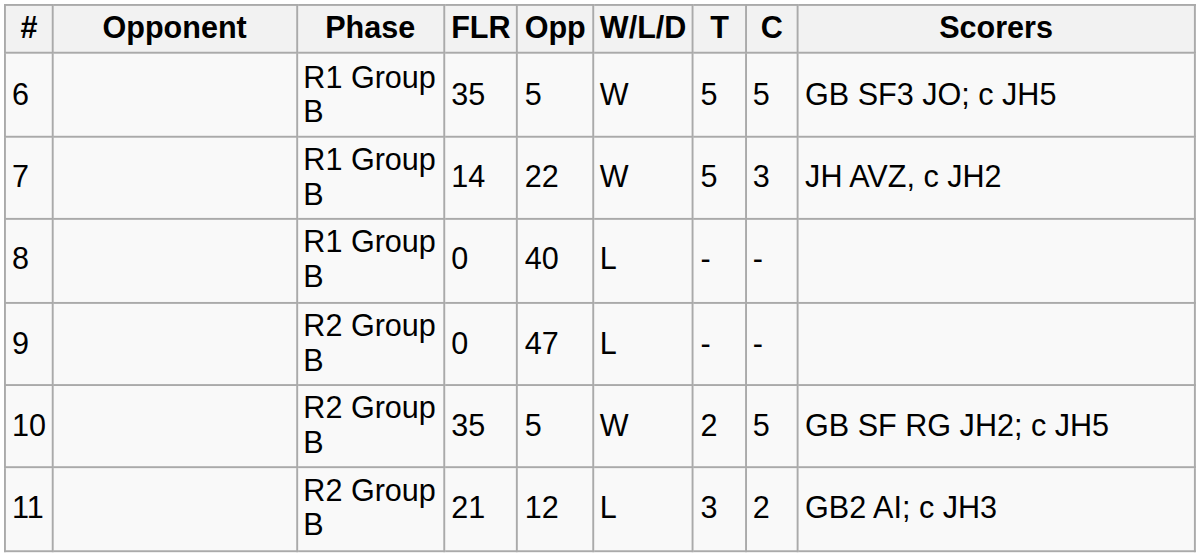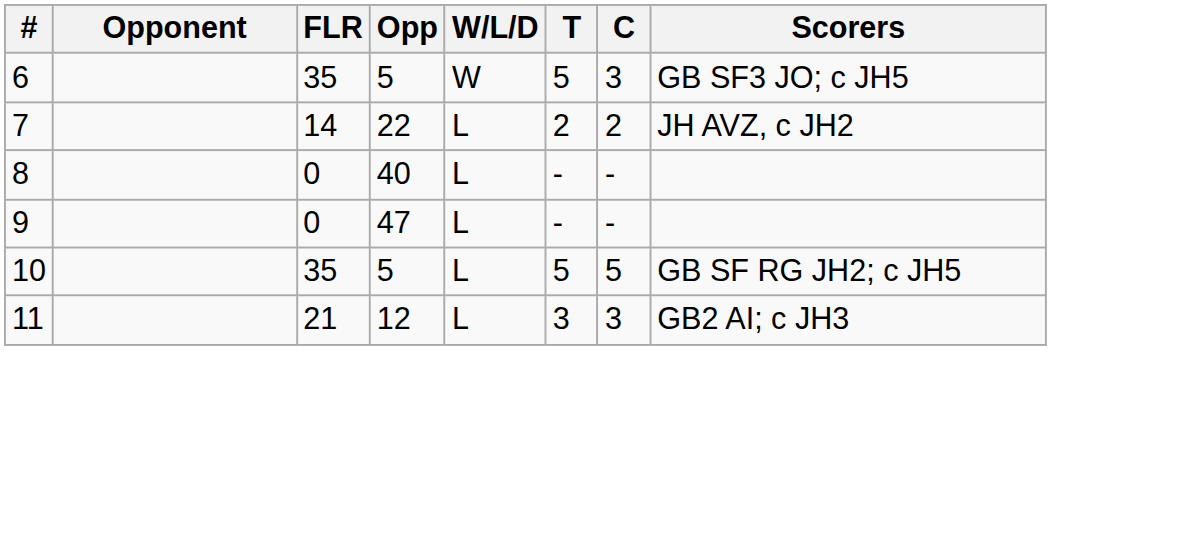- column: (370, 28)
(761, 94) 5 -> (614, 77) 3
(614, 177) W -> (461, 125) L
(709, 177) 5 -> (561, 125) 2
(761, 177) 3 -> (614, 125) 2
(614, 425) W -> (461, 271) L
(709, 425) 2 -> (561, 271) 5
(761, 508) 2 -> (614, 319) 3
